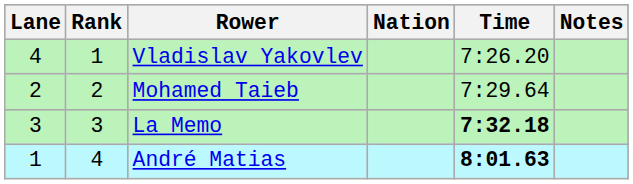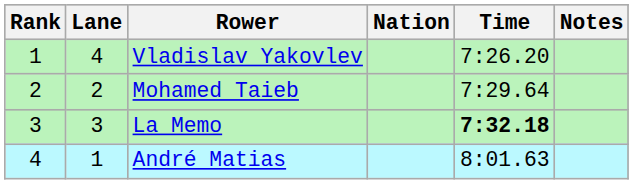columns swapped: (97, 22) <-> (35, 22)
(505, 161) bold -> (505, 161) normal
